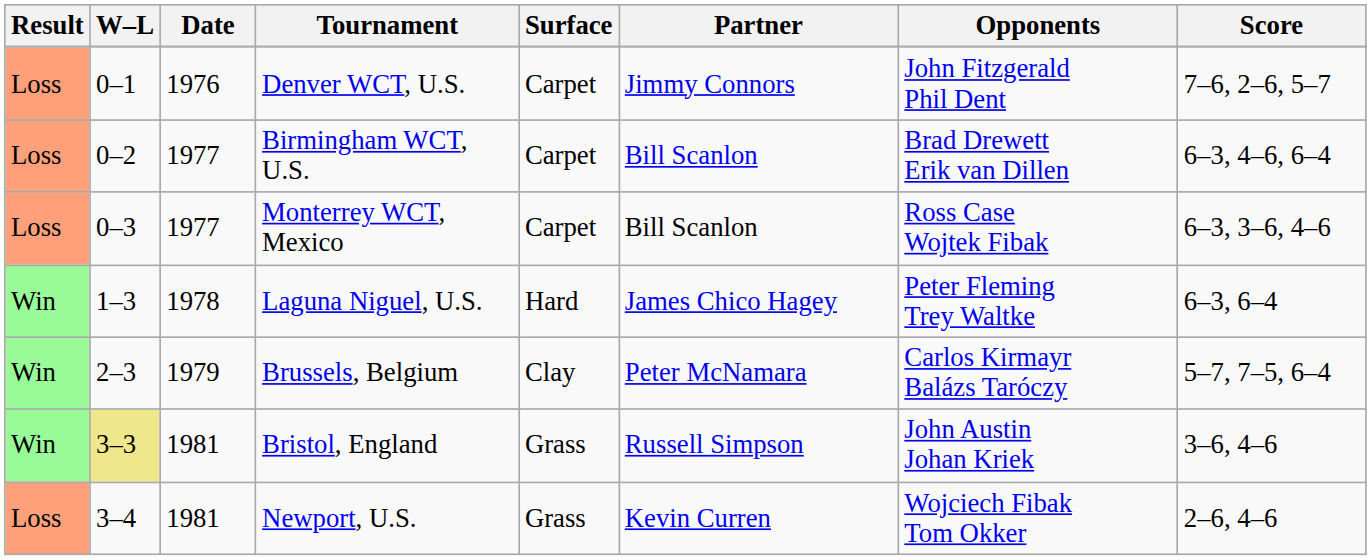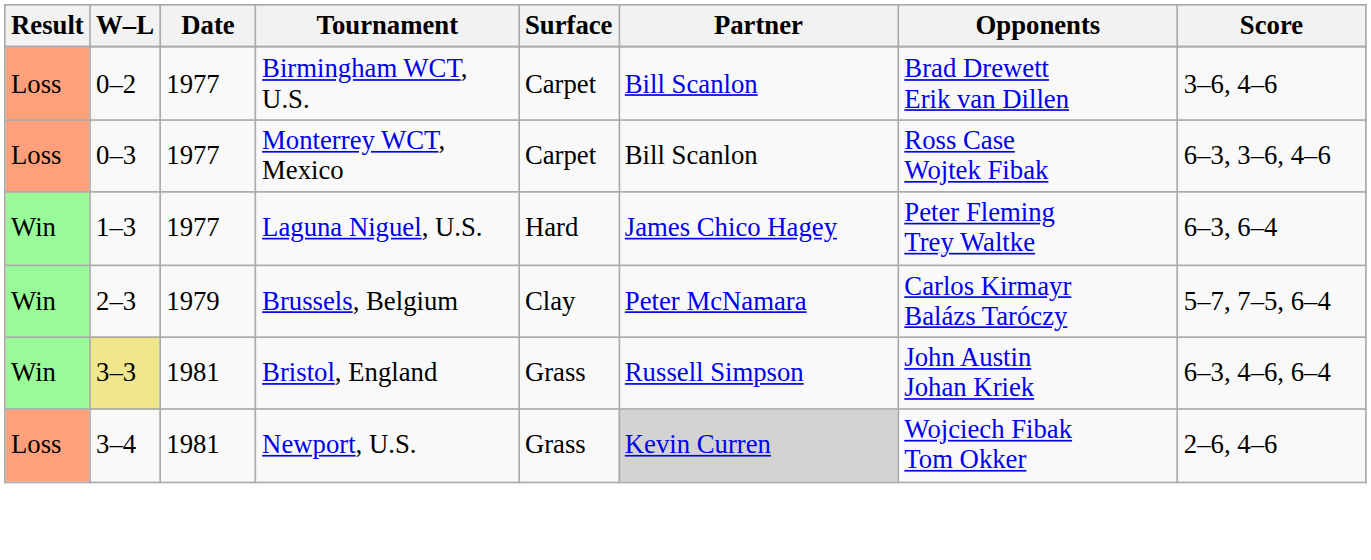- row: (364, 83)
(1257, 155) 6–3, 4–6, 6–4 -> (1231, 83) 3–6, 4–6
(193, 300) 1978 -> (193, 227) 1977
(1231, 445) 3–6, 4–6 -> (1257, 372) 6–3, 4–6, 6–4
(698, 517) no background -> (698, 445) lightgrey background
